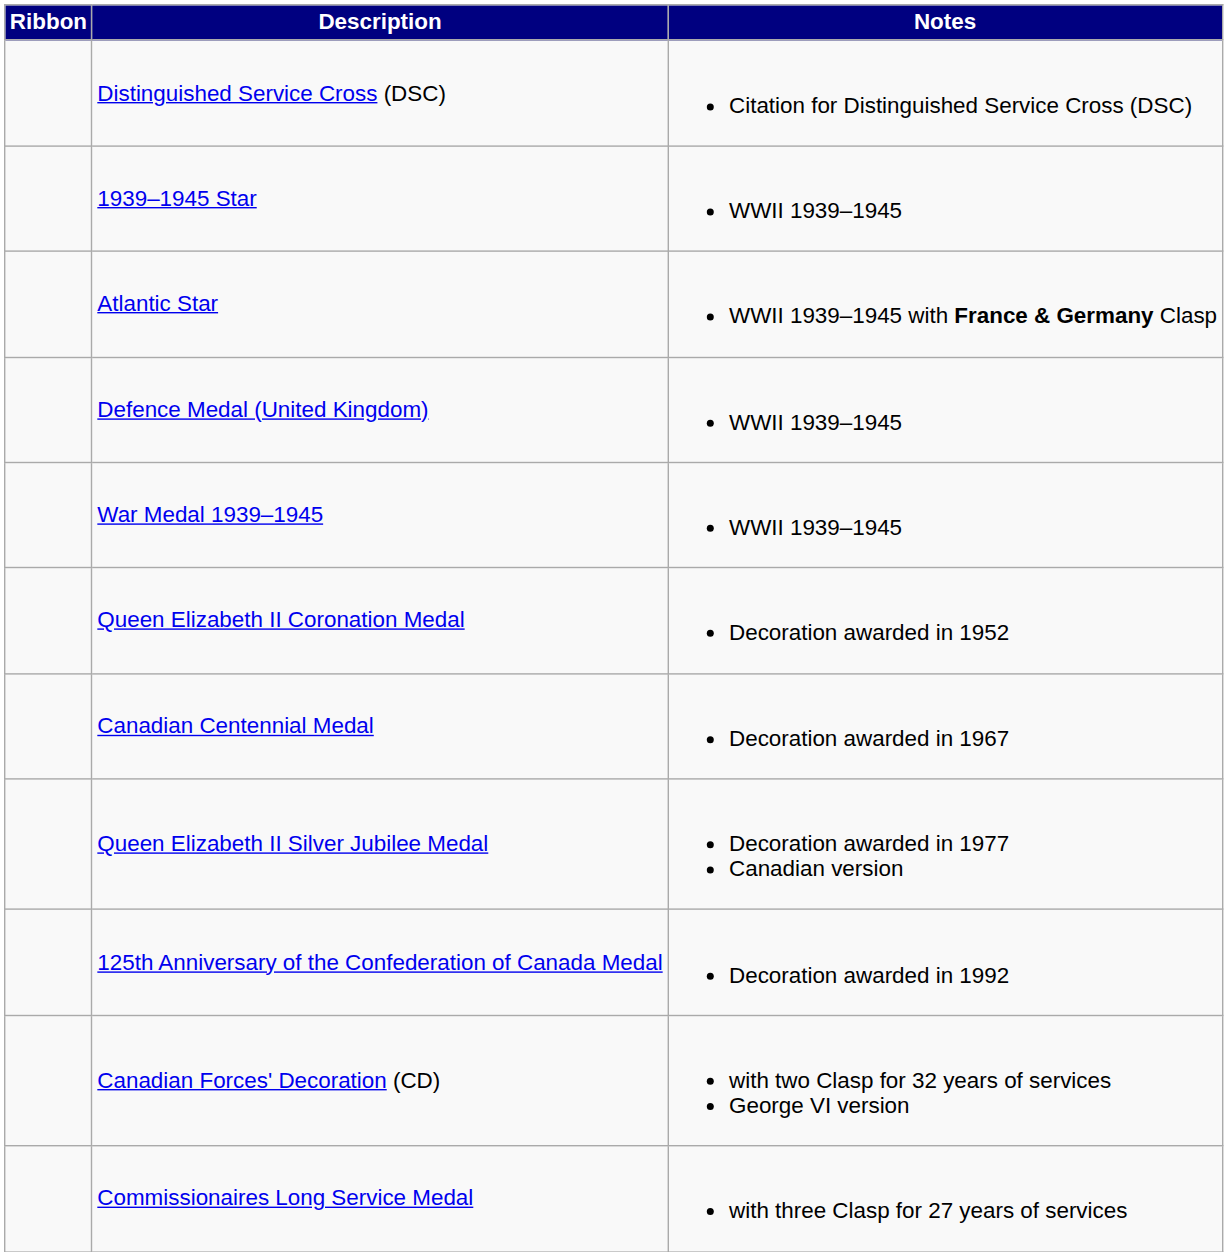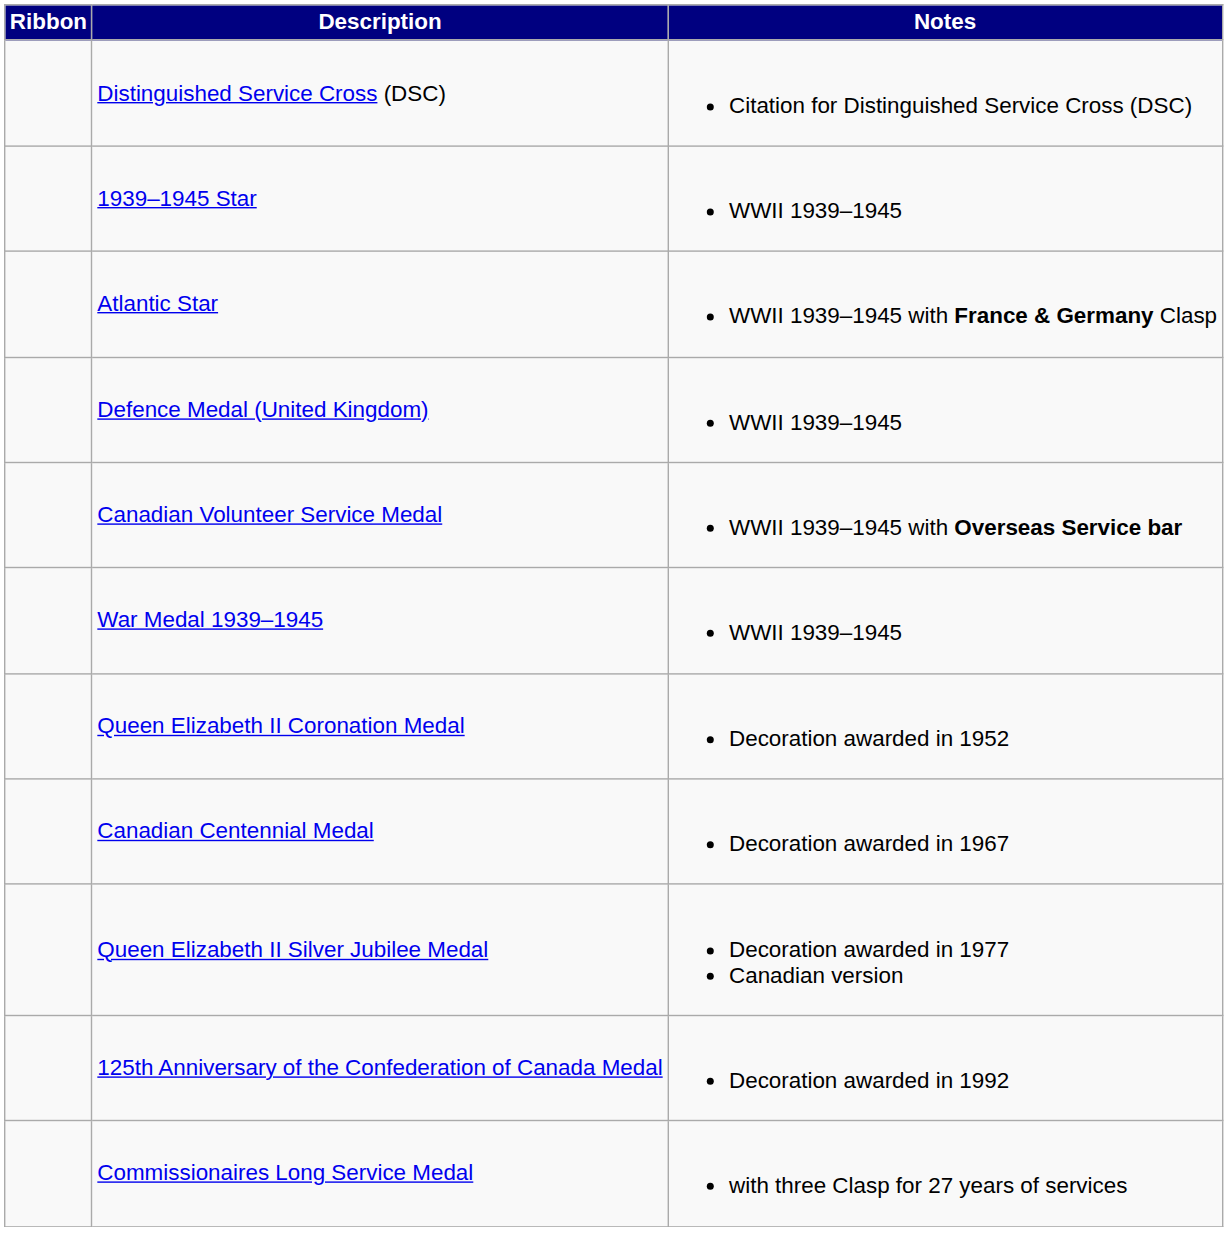+ row: (270, 514)
- row: (269, 1080)
